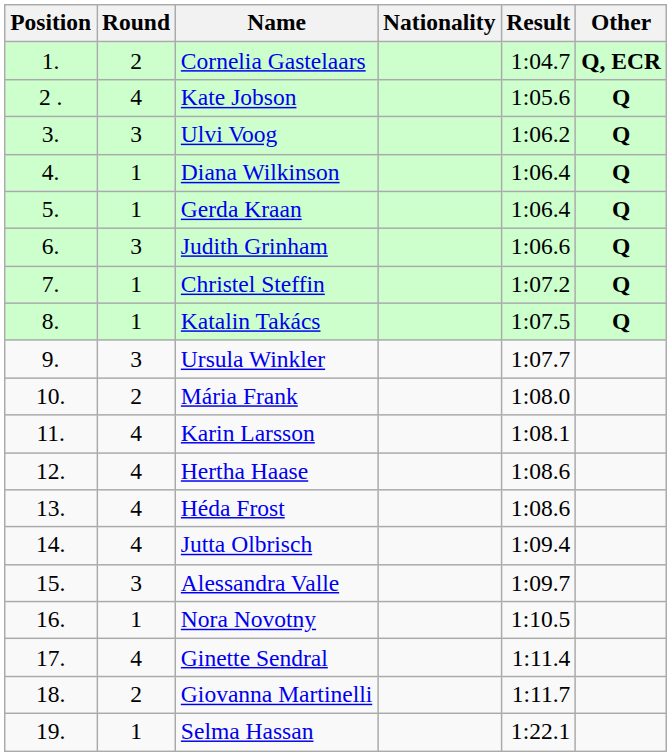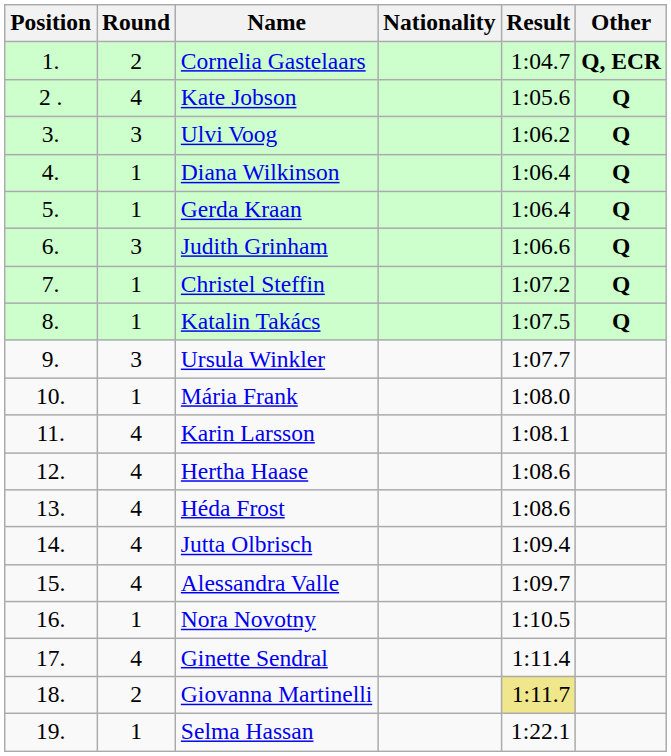(136, 396) 2 -> (136, 396) 1
(136, 582) 3 -> (136, 582) 4
(541, 694) no background -> (541, 694) khaki background
